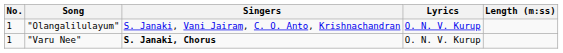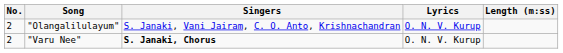(9, 27) 1 -> (9, 27) 2
(9, 41) 1 -> (9, 41) 2
